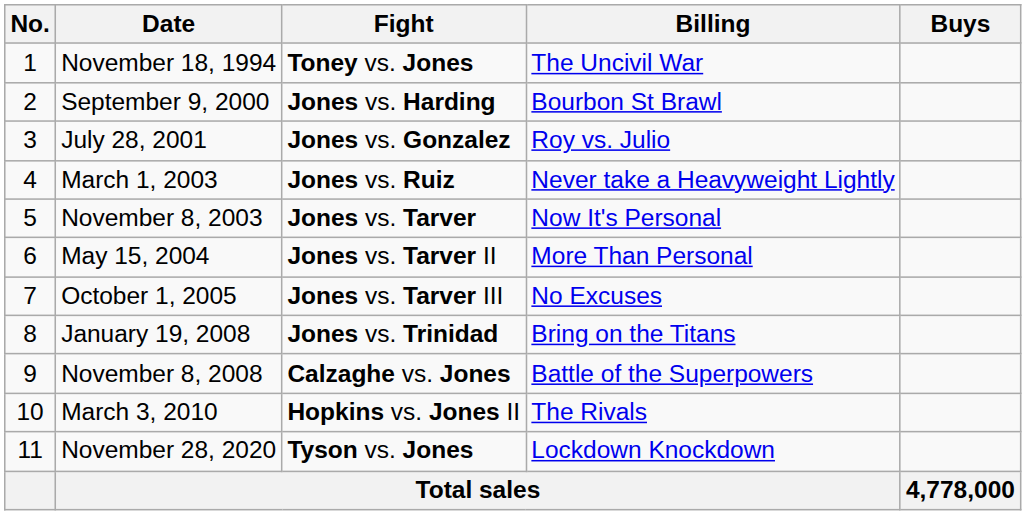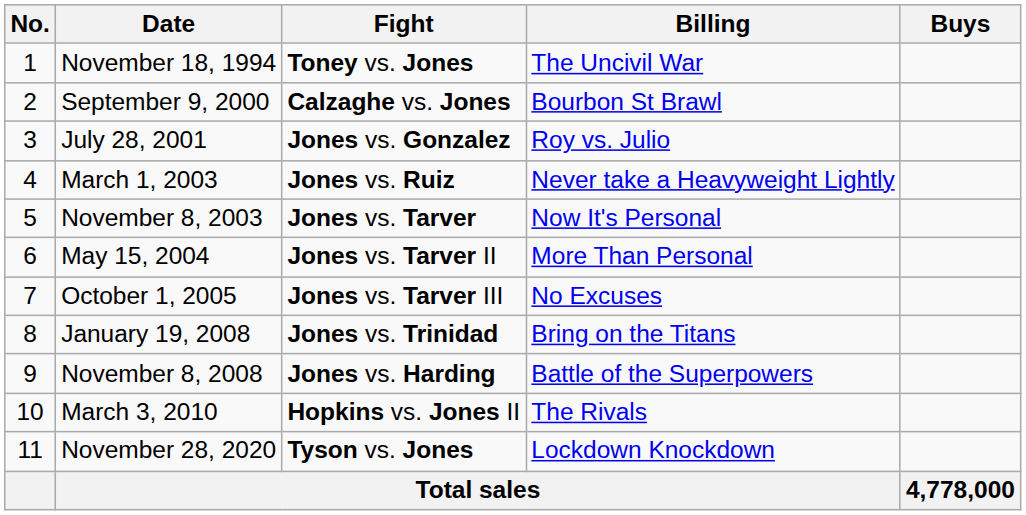(392, 101) Jones vs. Harding -> (399, 101) Calzaghe vs. Jones
(399, 373) Calzaghe vs. Jones -> (392, 373) Jones vs. Harding
